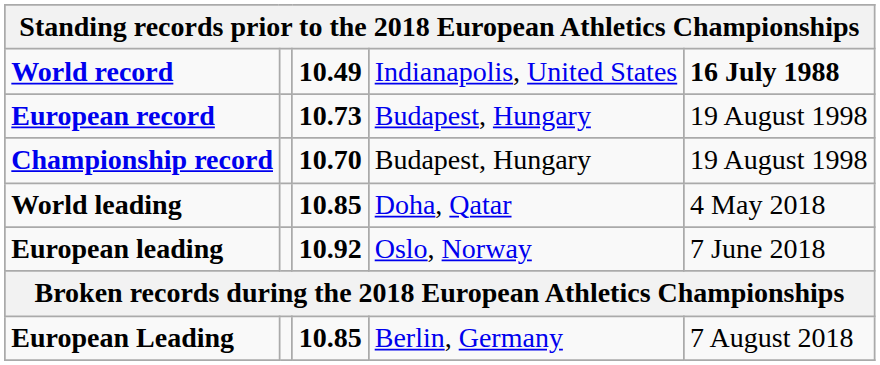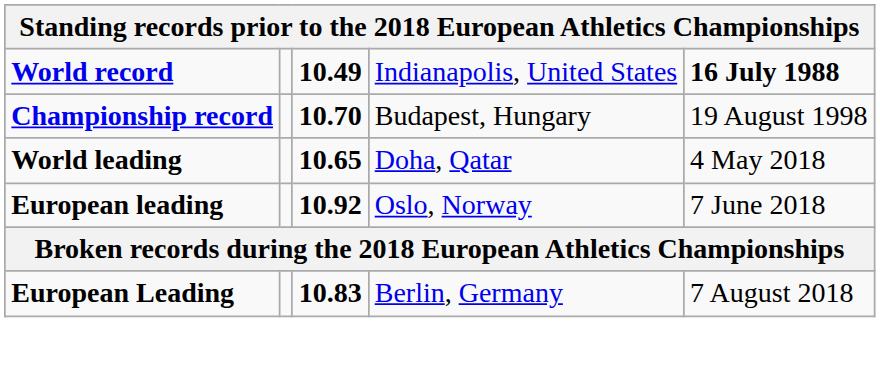- row: (113, 115)
(330, 204) 10.85 -> (330, 159) 10.65
(330, 337) 10.85 -> (330, 293) 10.83
